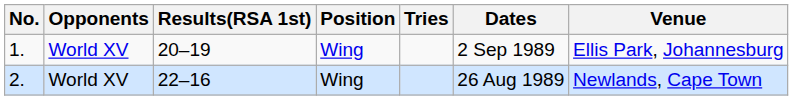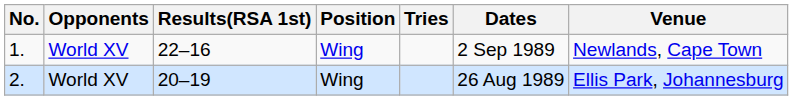(184, 49) 20–19 -> (184, 49) 22–16
(678, 49) Ellis Park, Johannesburg -> (668, 49) Newlands, Cape Town
(184, 79) 22–16 -> (184, 79) 20–19
(668, 79) Newlands, Cape Town -> (678, 79) Ellis Park, Johannesburg
